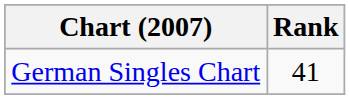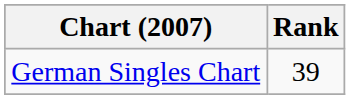(306, 71) 41 -> (306, 71) 39
